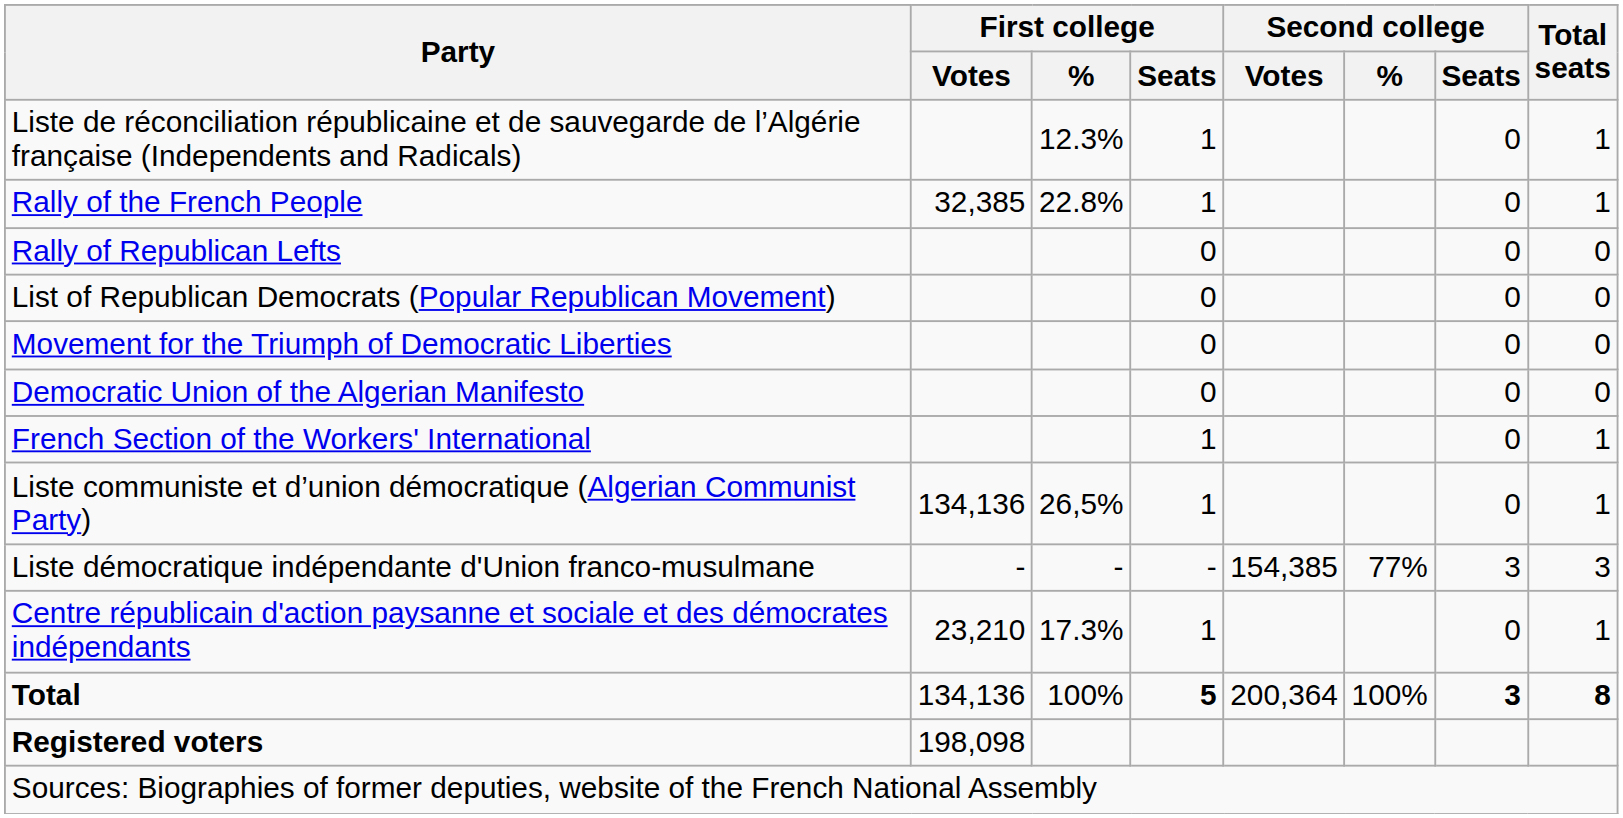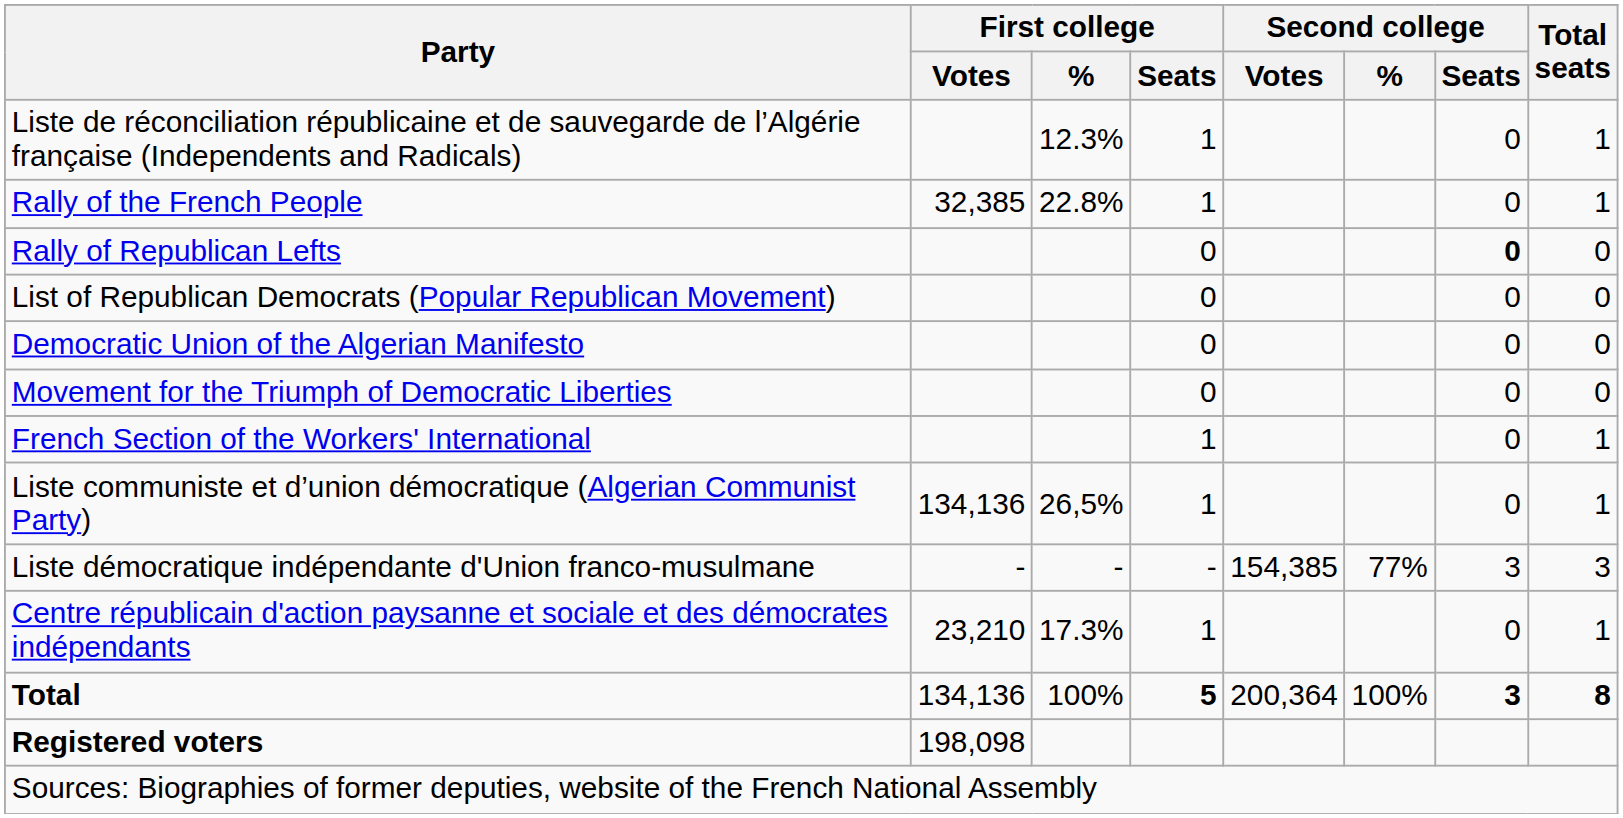(1513, 250) normal -> (1513, 250) bold
rows swapped: (342, 344) <-> (298, 391)
